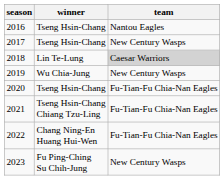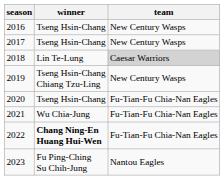(137, 27) Nantou Eagles -> (148, 27) New Century Wasps
(63, 73) Wu Chia-Jung -> (71, 78) Tseng Hsin-Chang Chiang Tzu-Ling
(71, 109) Tseng Hsin-Chang Chiang Tzu-Ling -> (63, 115) Wu Chia-Jung
(67, 135) normal -> (69, 135) bold
(148, 162) New Century Wasps -> (137, 162) Nantou Eagles
